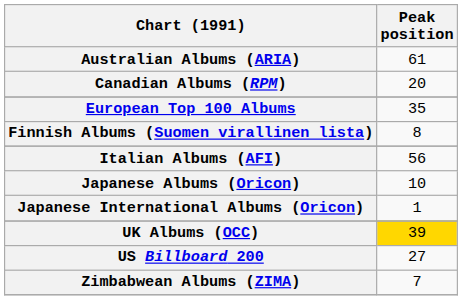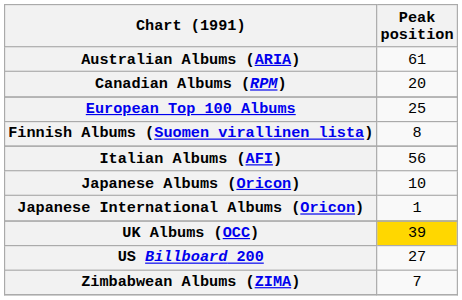(417, 109) 35 -> (417, 109) 25
